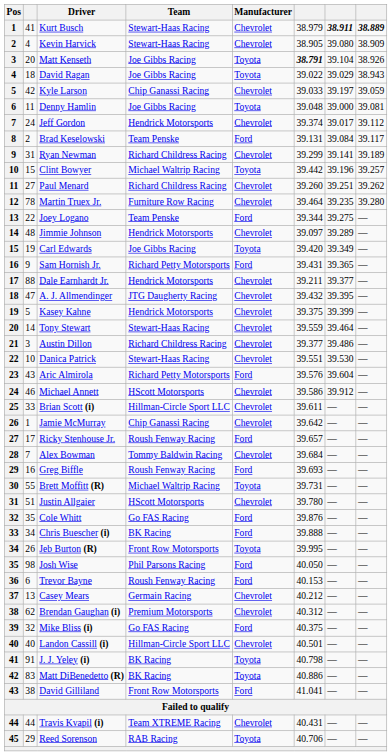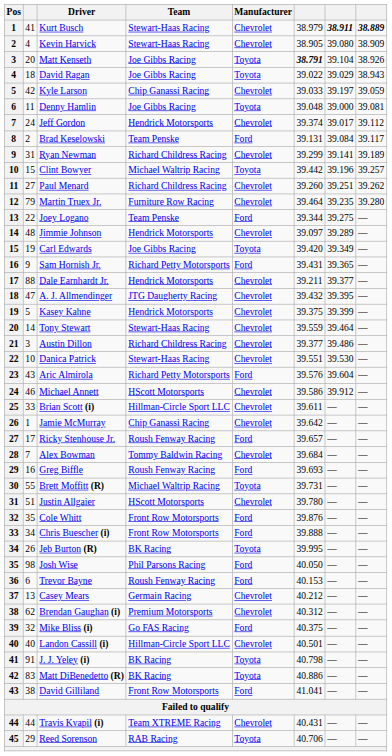(30, 202) 78 -> (30, 202) 79
(159, 517) Go FAS Racing -> (174, 517) Front Row Motorsports
(150, 533) BK Racing -> (174, 533) Front Row Motorsports
(174, 549) Front Row Motorsports -> (150, 549) BK Racing
